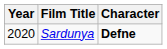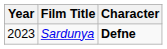(21, 34) 2020 -> (21, 34) 2023
